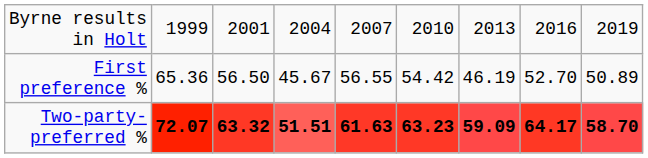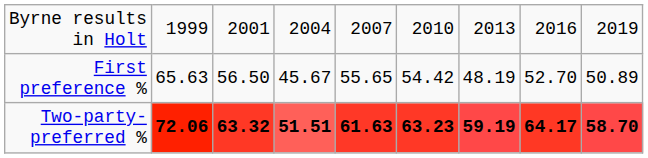(182, 79) 65.36 -> (182, 79) 65.63
(366, 79) 56.55 -> (366, 79) 55.65
(489, 79) 46.19 -> (489, 79) 48.19
(182, 128) 72.07 -> (182, 128) 72.06
(489, 128) 59.09 -> (489, 128) 59.19
